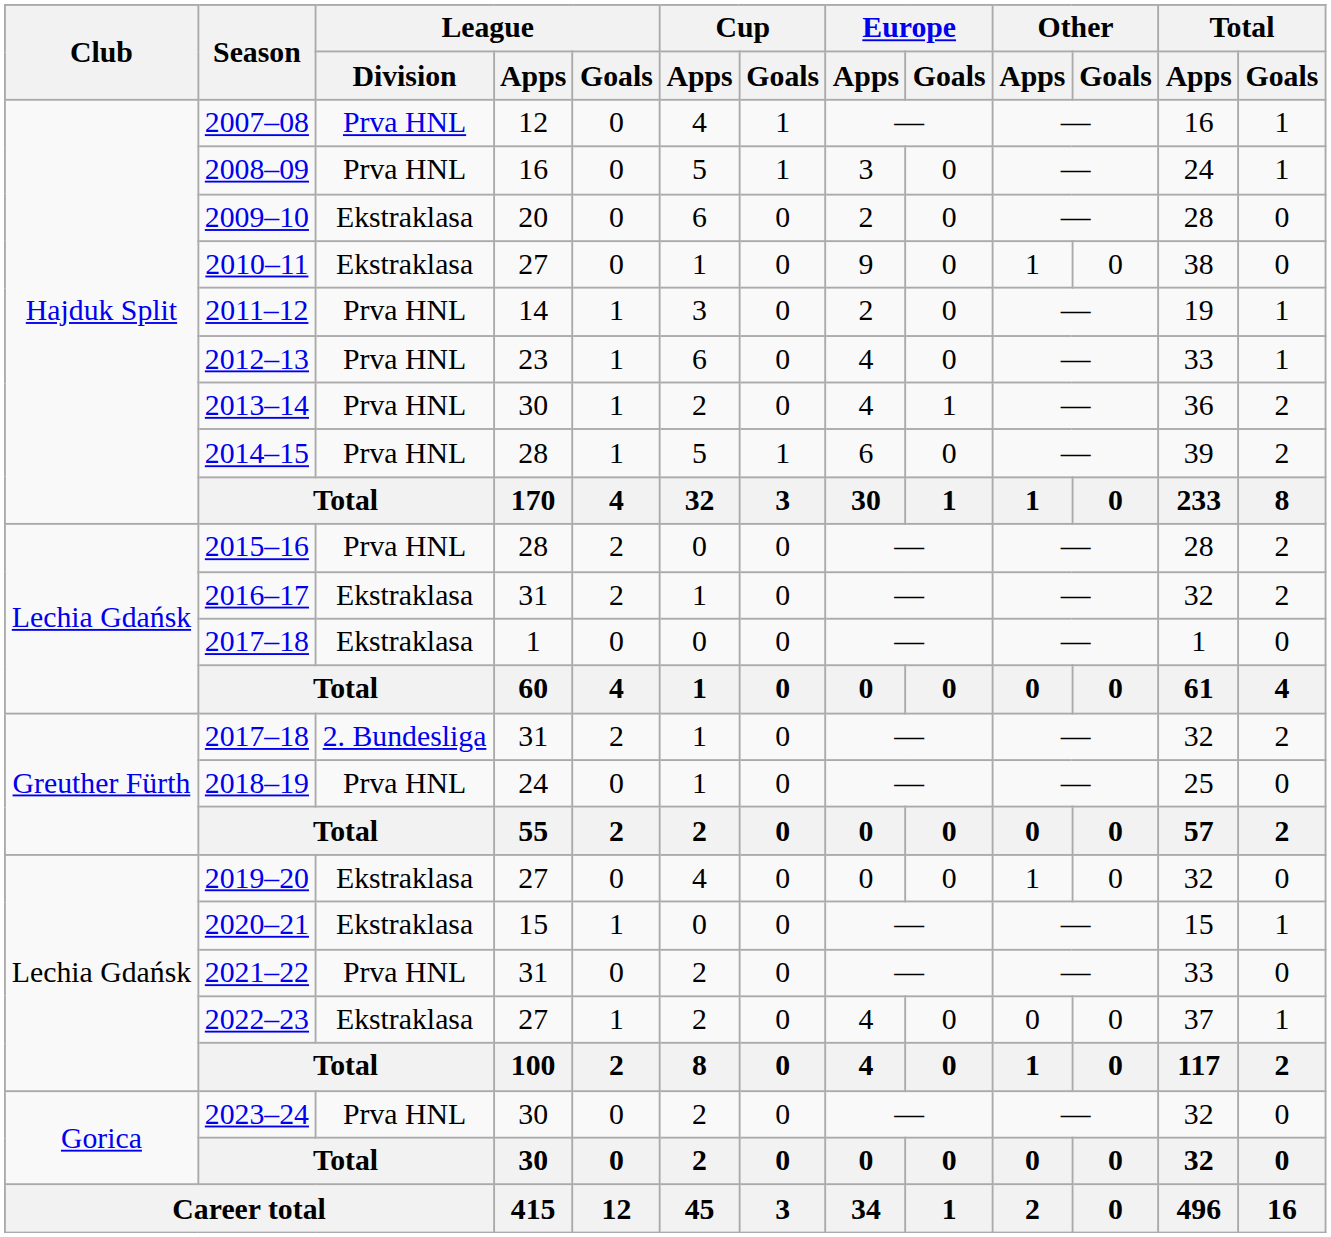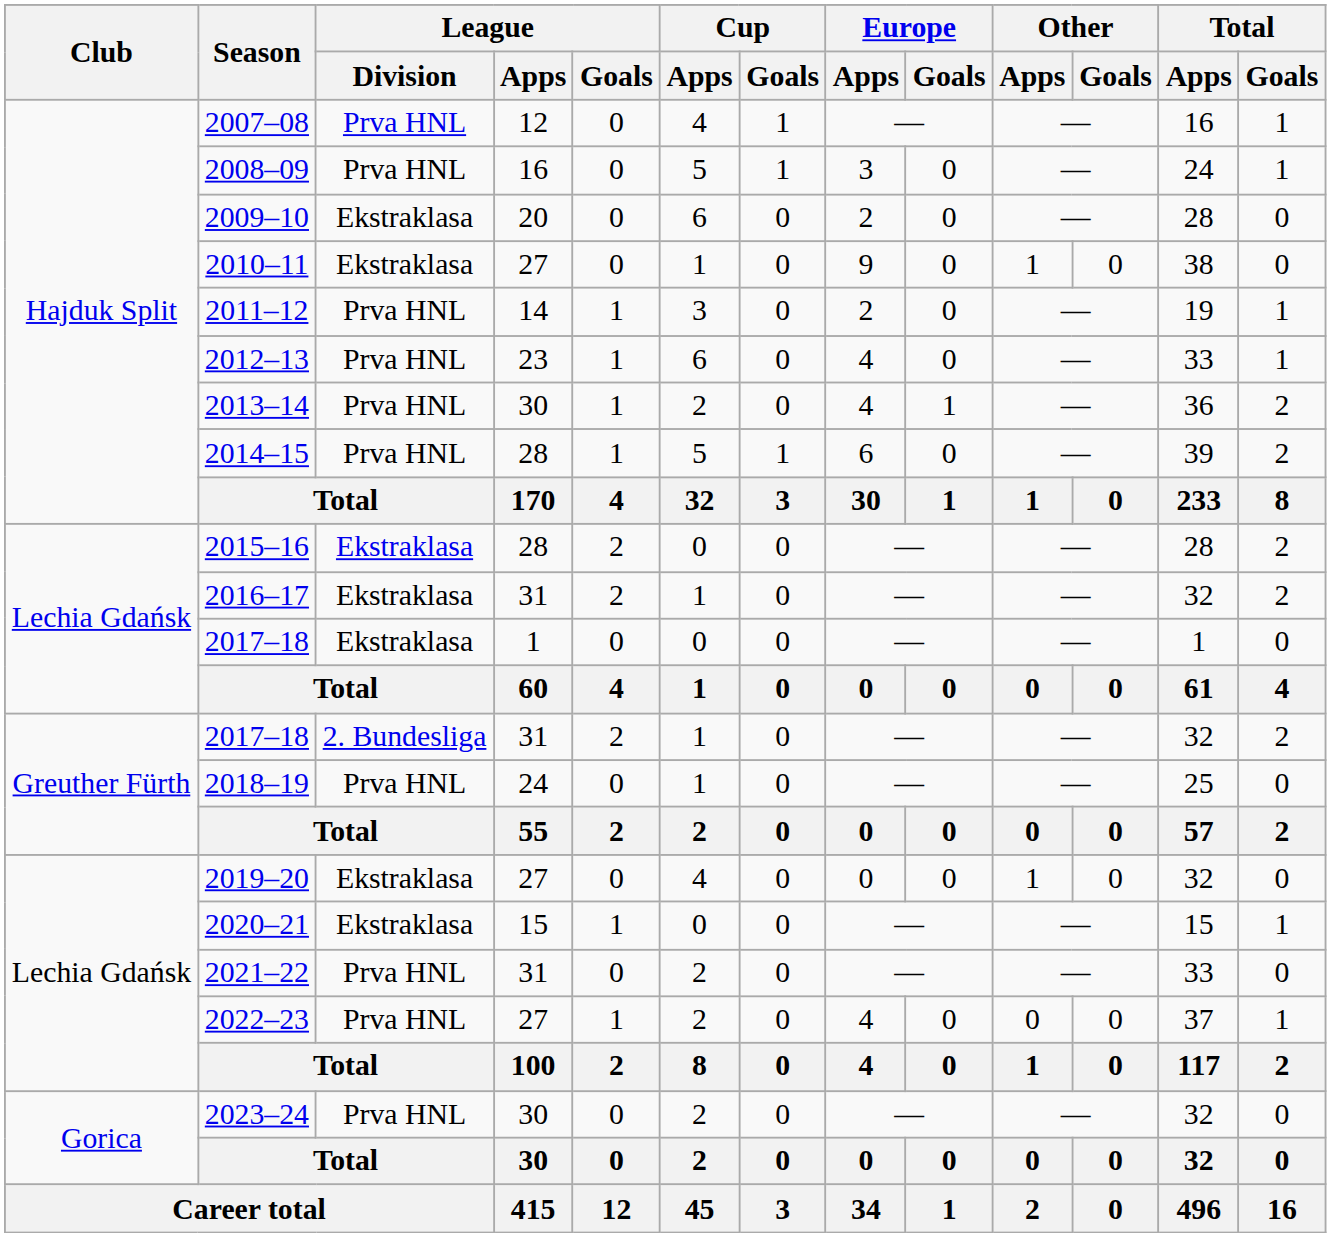(405, 547) Prva HNL -> (405, 547) Ekstraklasa
(405, 1019) Ekstraklasa -> (405, 1019) Prva HNL
